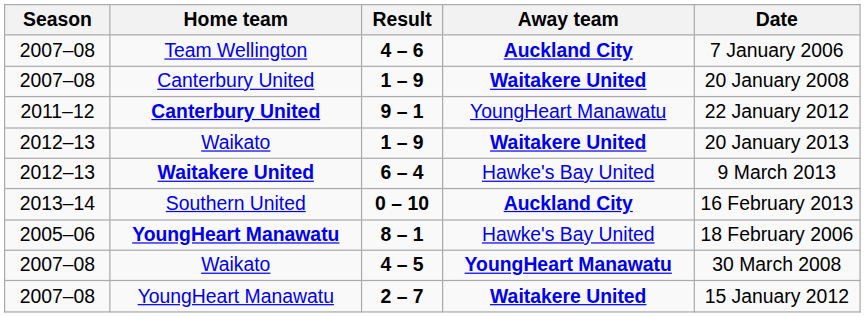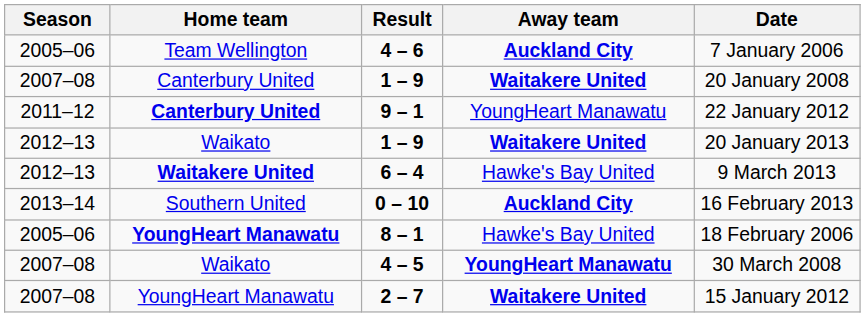(57, 50) 2007–08 -> (57, 50) 2005–06
